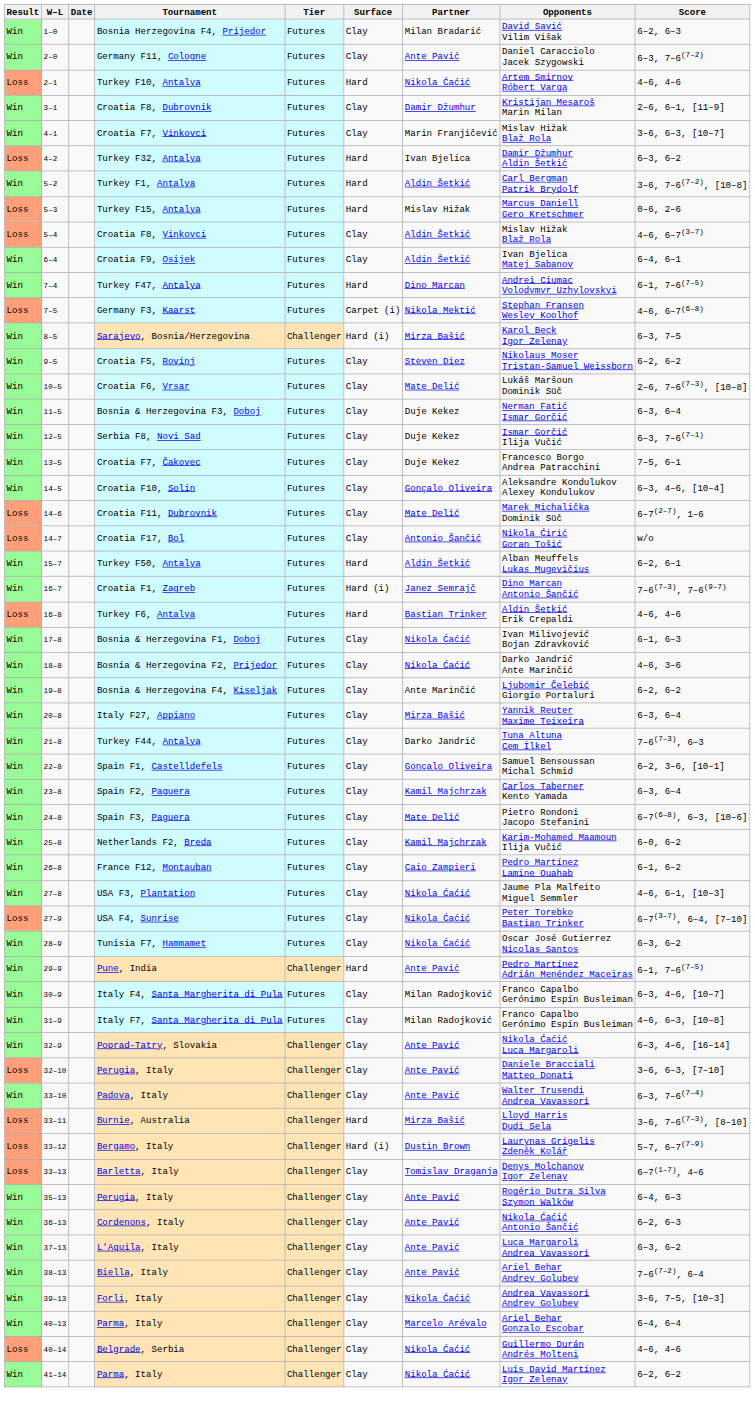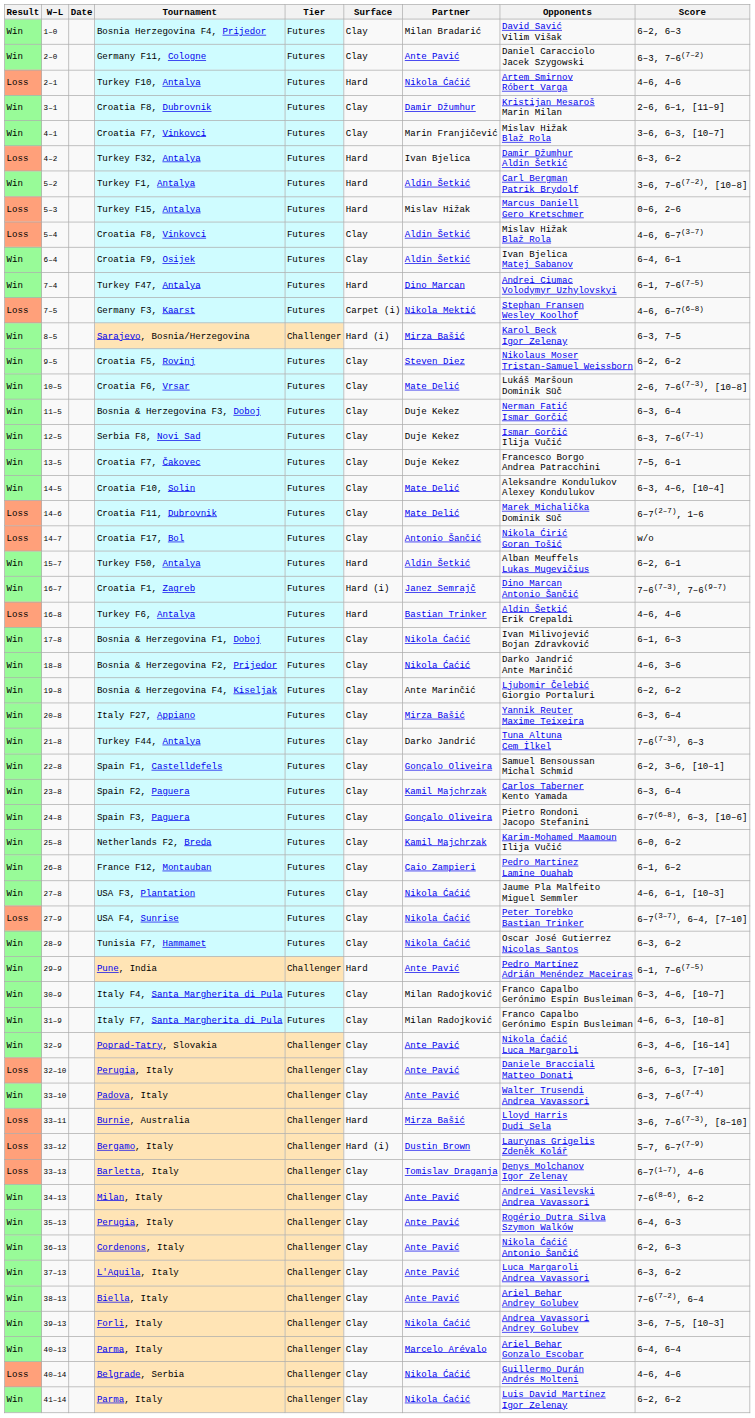(448, 488) Gonçalo Oliveira -> (432, 488) Mate Delić
(432, 817) Mate Delić -> (448, 817) Gonçalo Oliveira
+ row: (55, 1197)
